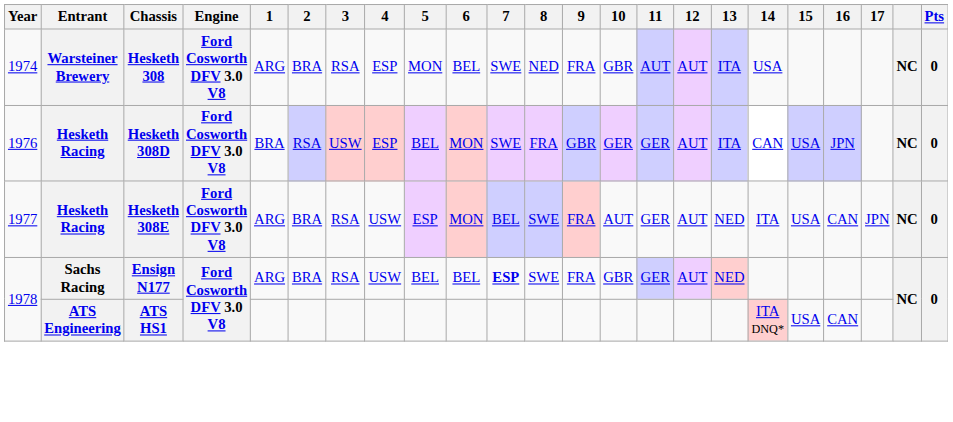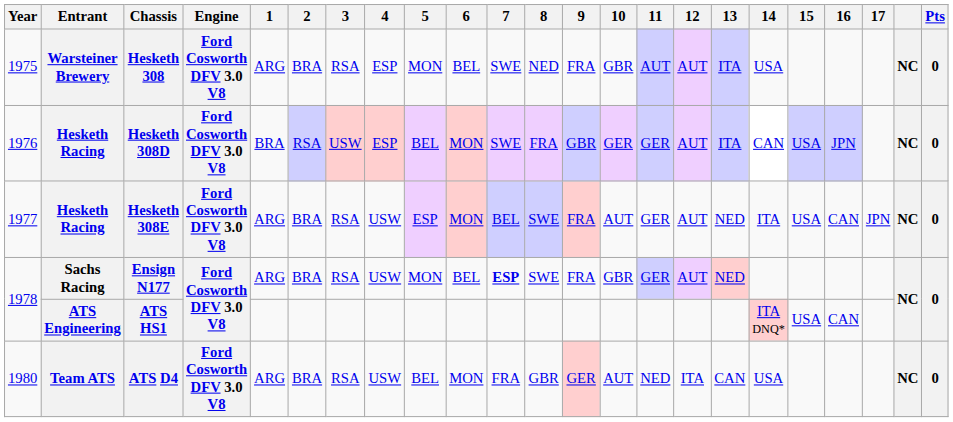(23, 67) 1974 -> (23, 67) 1975
(425, 278) BEL -> (425, 278) MON
+ row: (153, 379)
